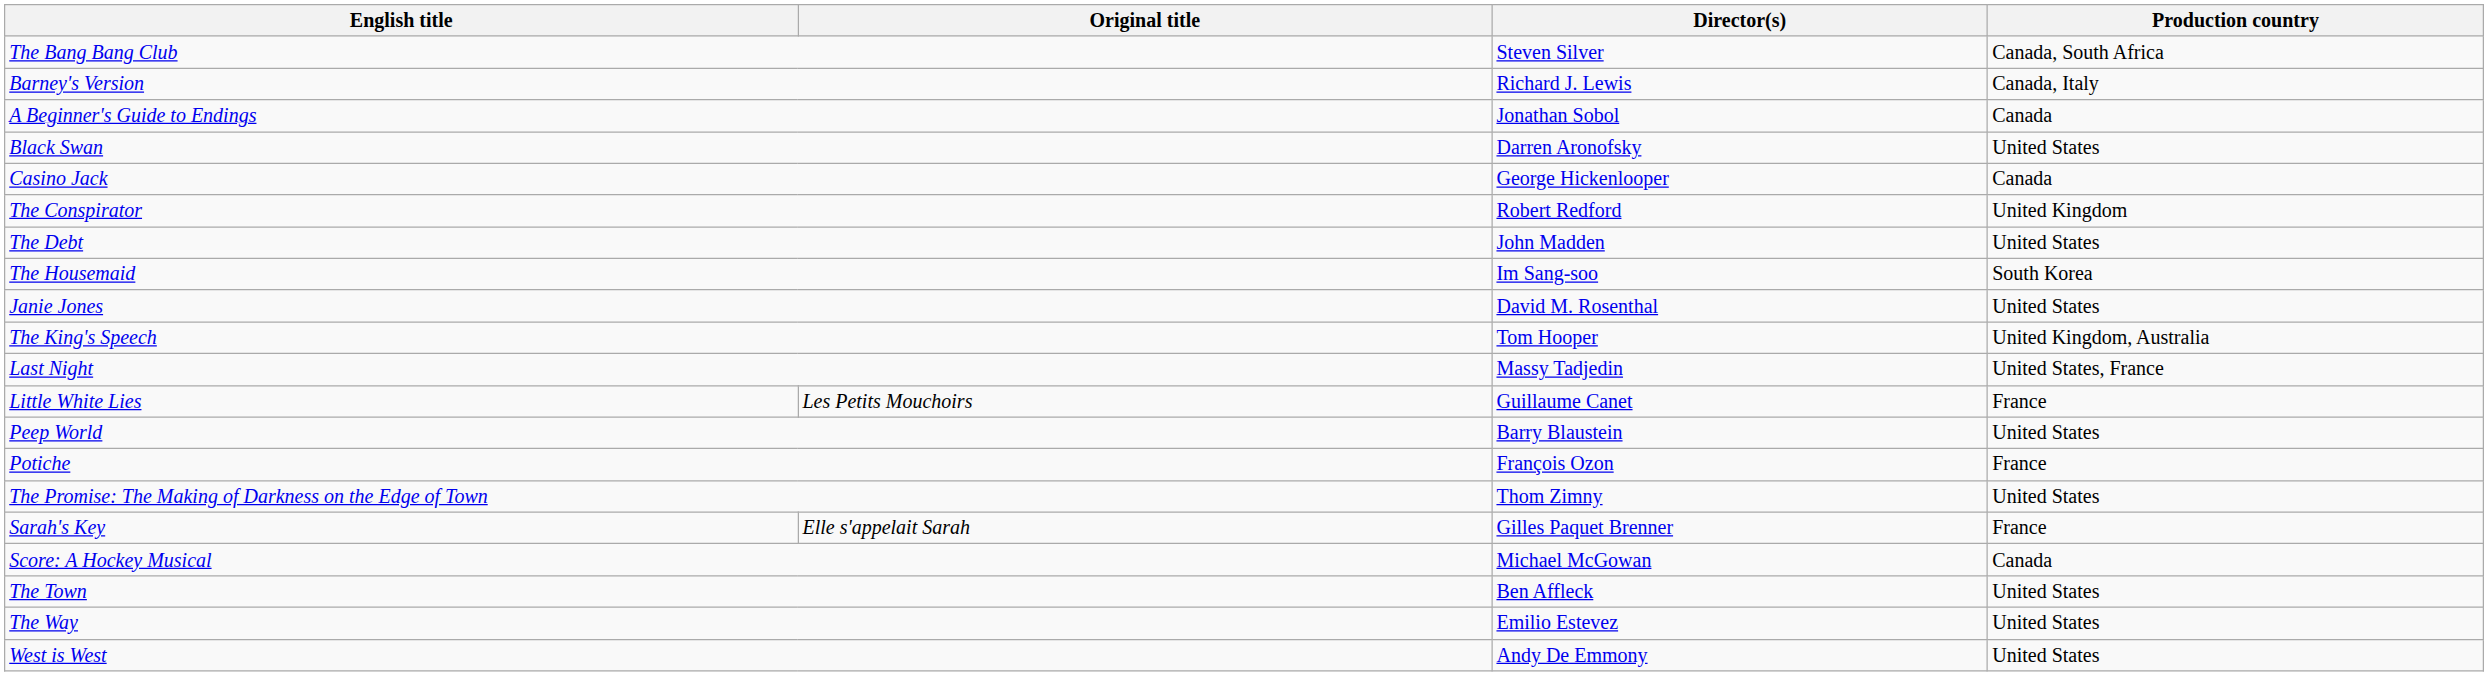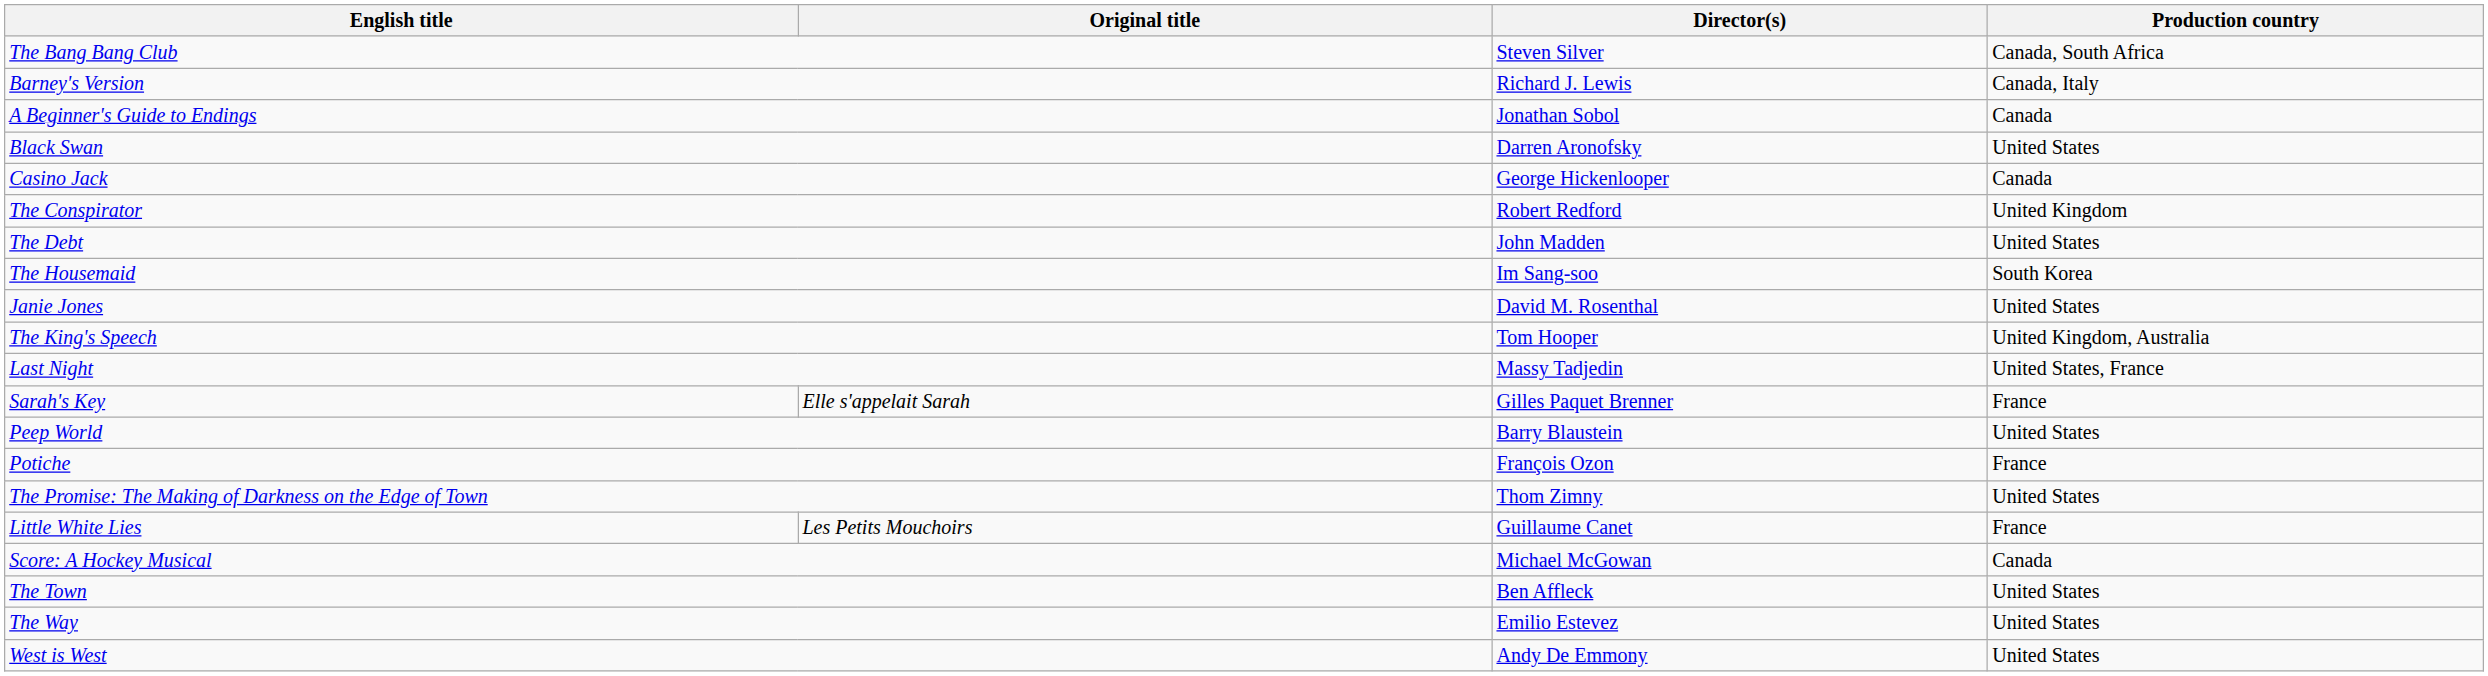rows swapped: (75, 400) <-> (57, 527)
